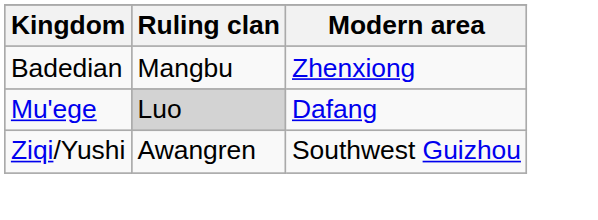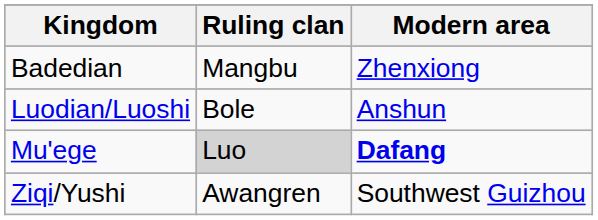+ row: (100, 109)
(335, 109) normal -> (401, 151) bold
